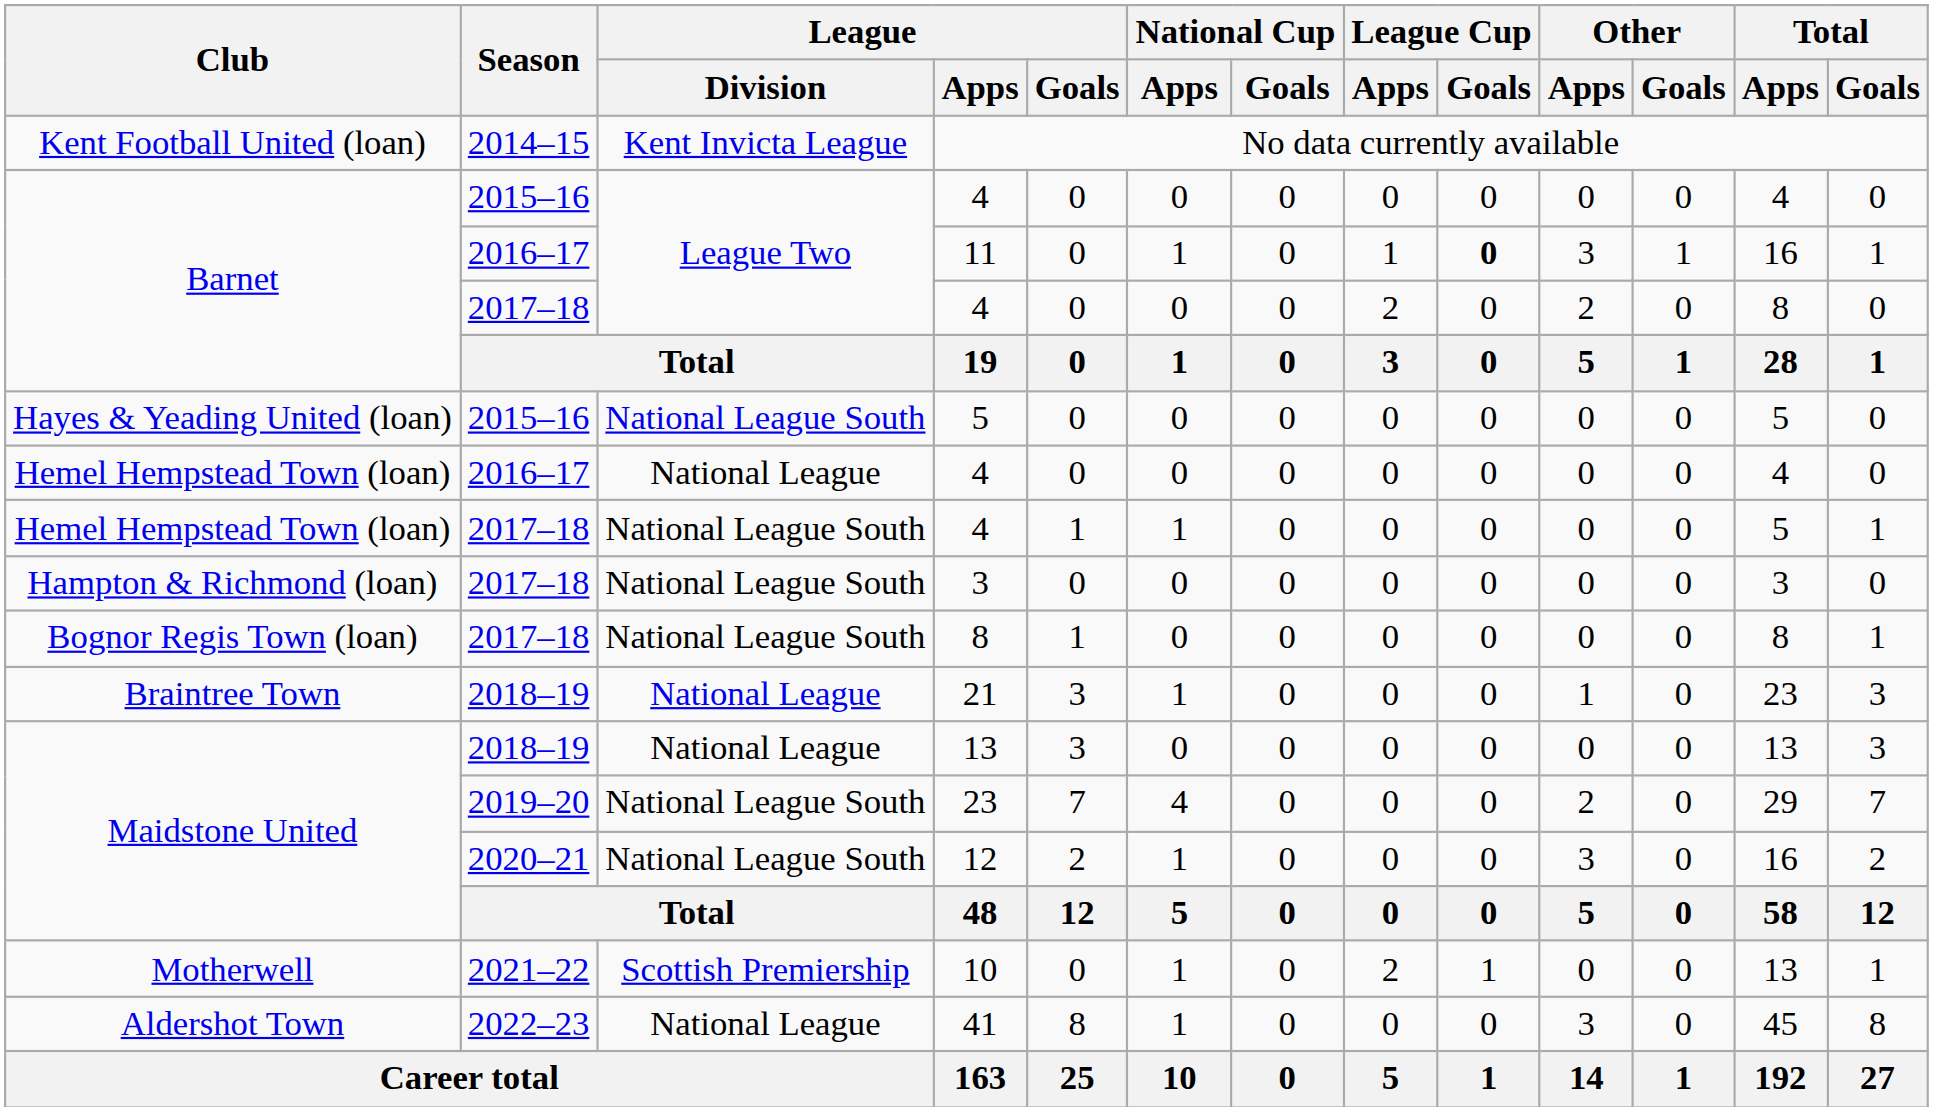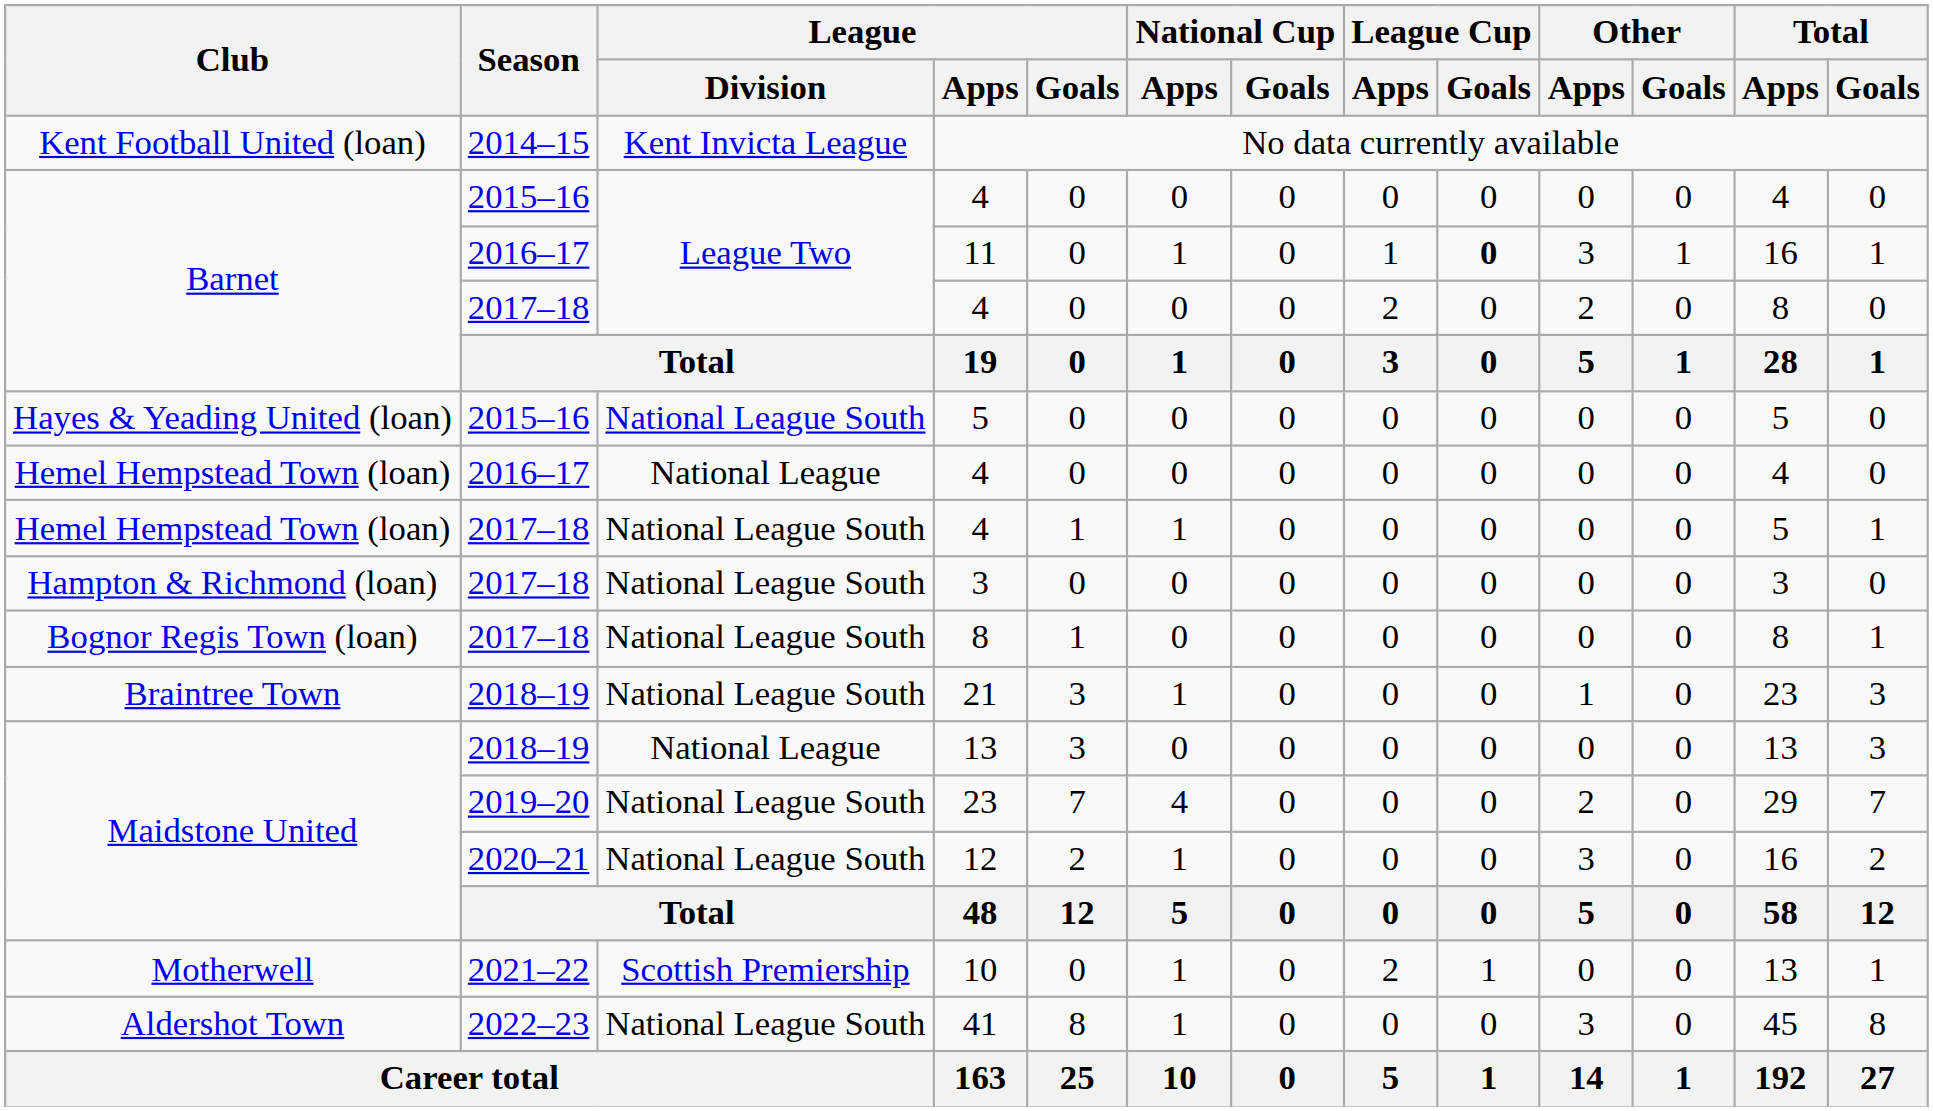(765, 692) National League -> (765, 692) National League South
(765, 1023) National League -> (765, 1023) National League South
